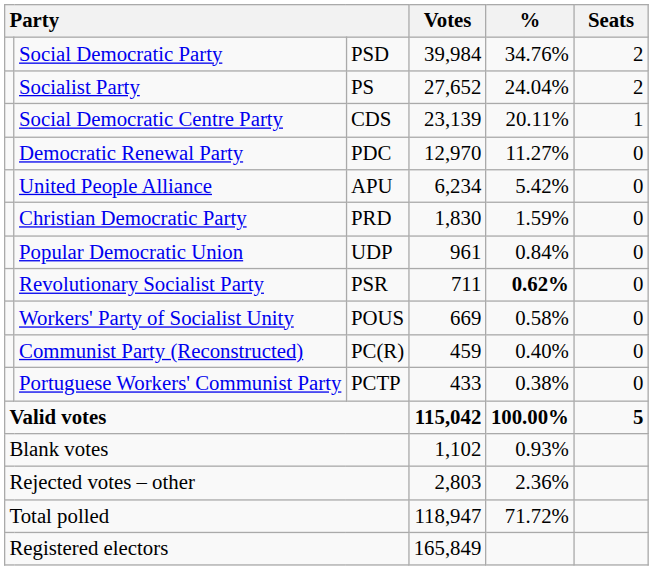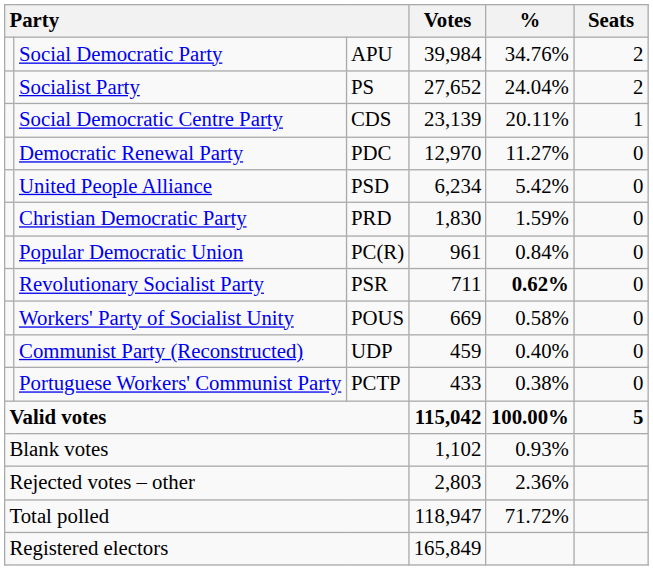(370, 53) PSD -> (372, 53) APU
(372, 185) APU -> (370, 185) PSD
(372, 251) UDP -> (378, 251) PC(R)
(378, 350) PC(R) -> (372, 350) UDP
